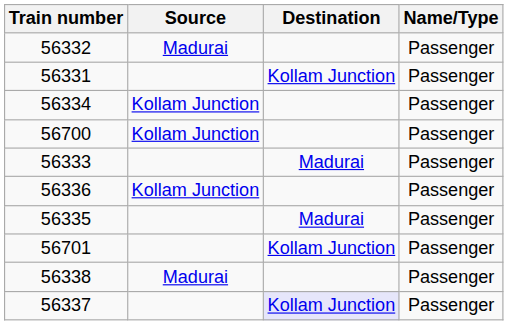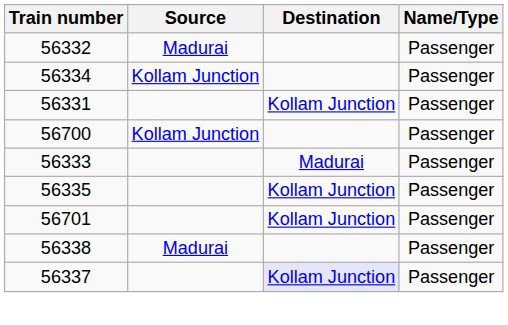rows swapped: (66, 76) <-> (66, 104)
- row: (66, 190)
(331, 219) Madurai -> (331, 190) Kollam Junction
